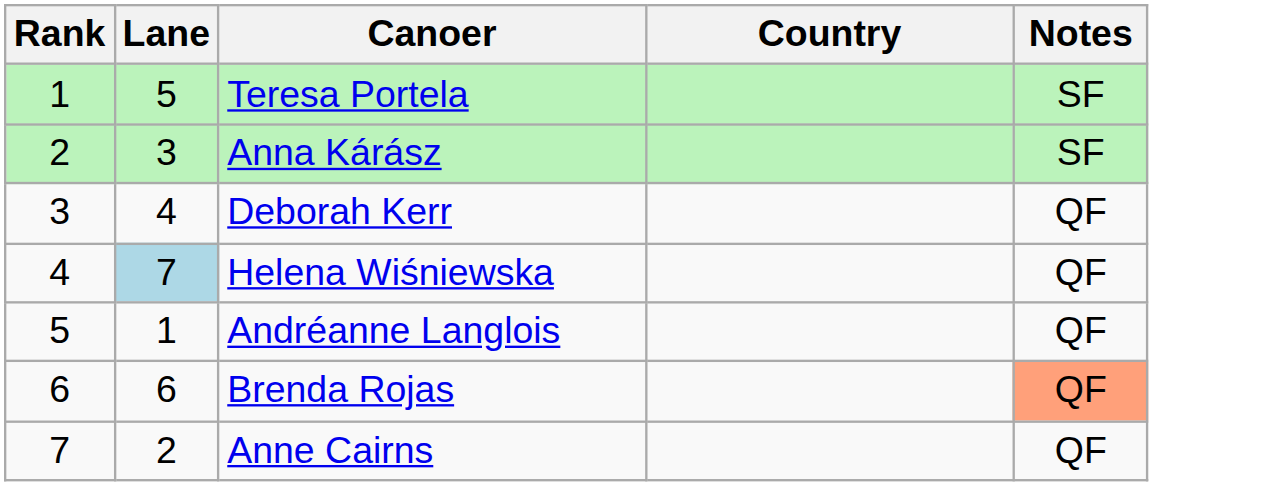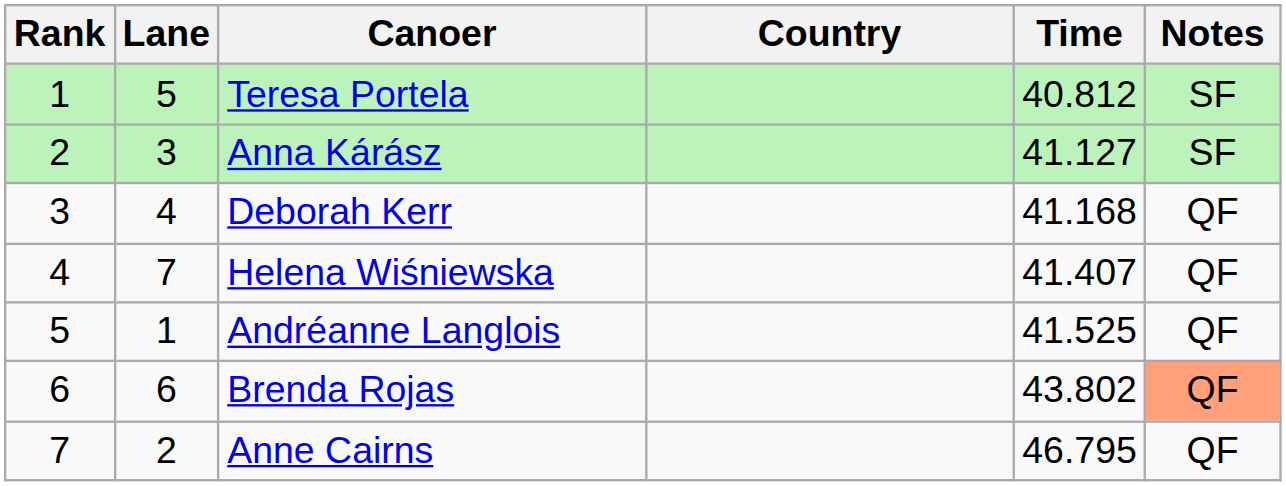+ column: (1080, 34)
(166, 271) lightblue background -> (166, 271) no background
